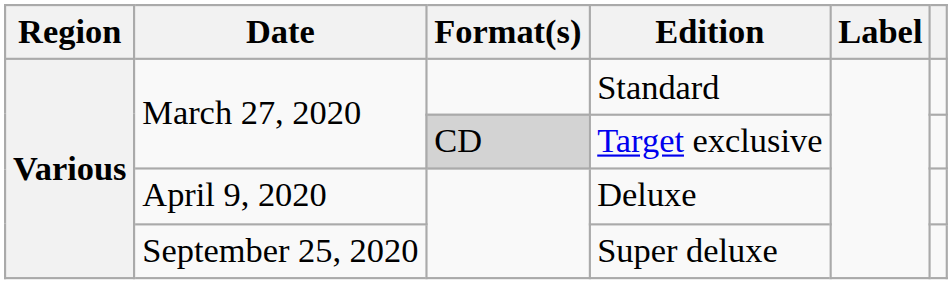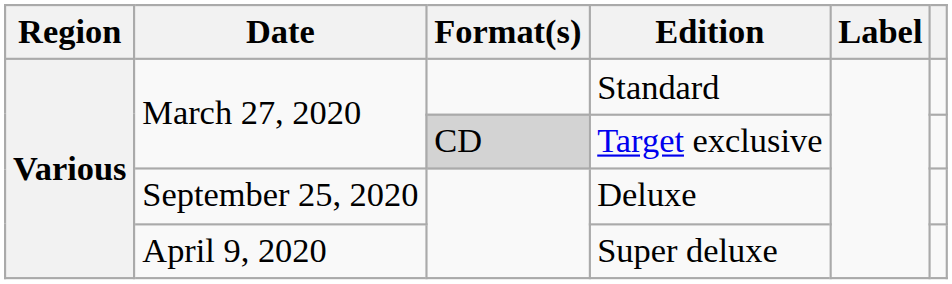(235, 195) April 9, 2020 -> (280, 195) September 25, 2020
(280, 250) September 25, 2020 -> (235, 250) April 9, 2020
